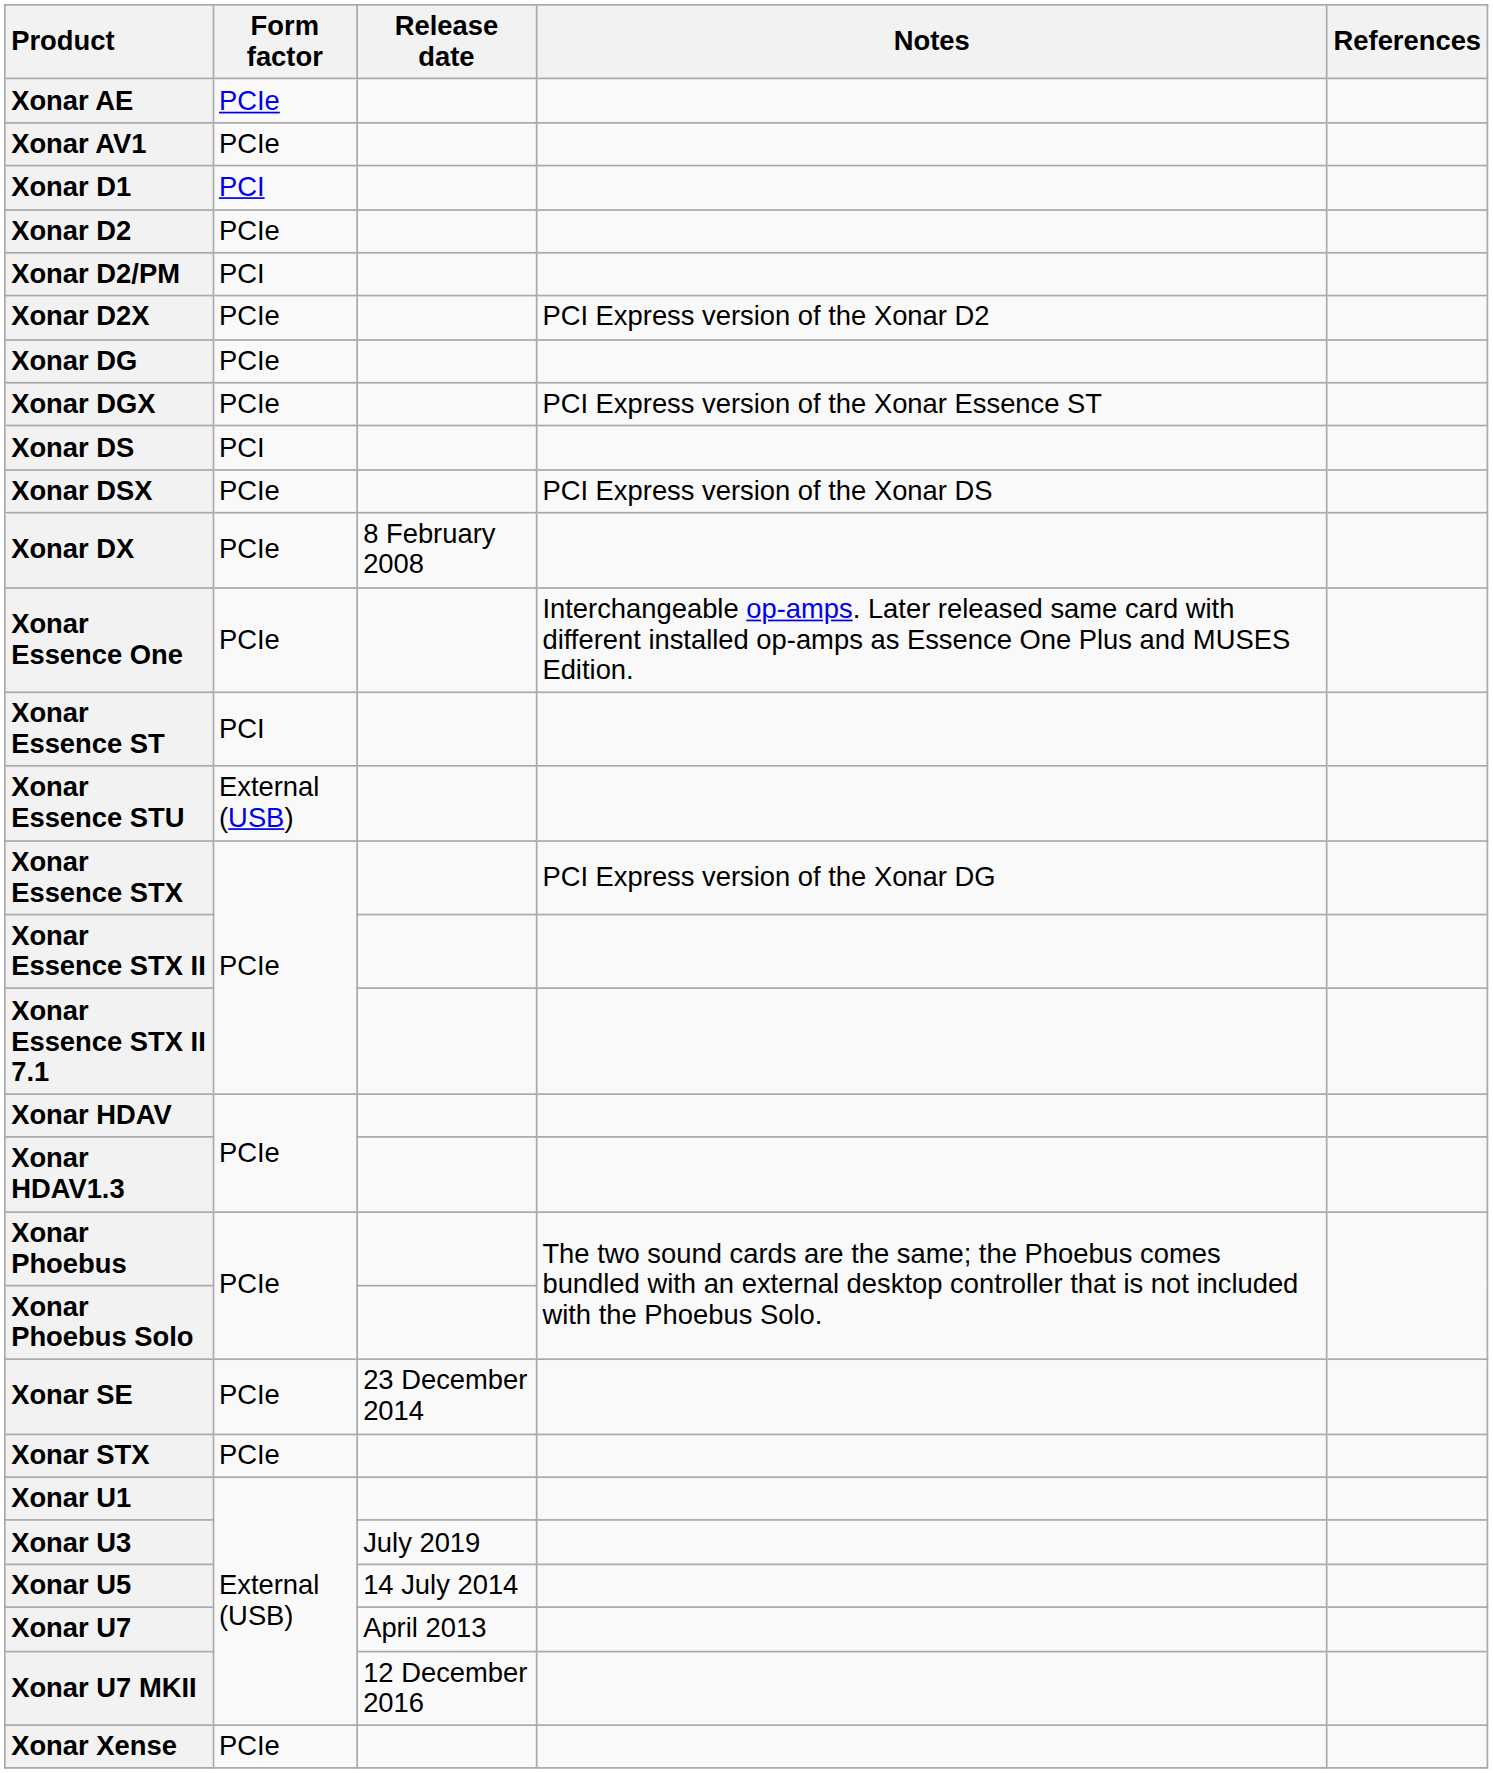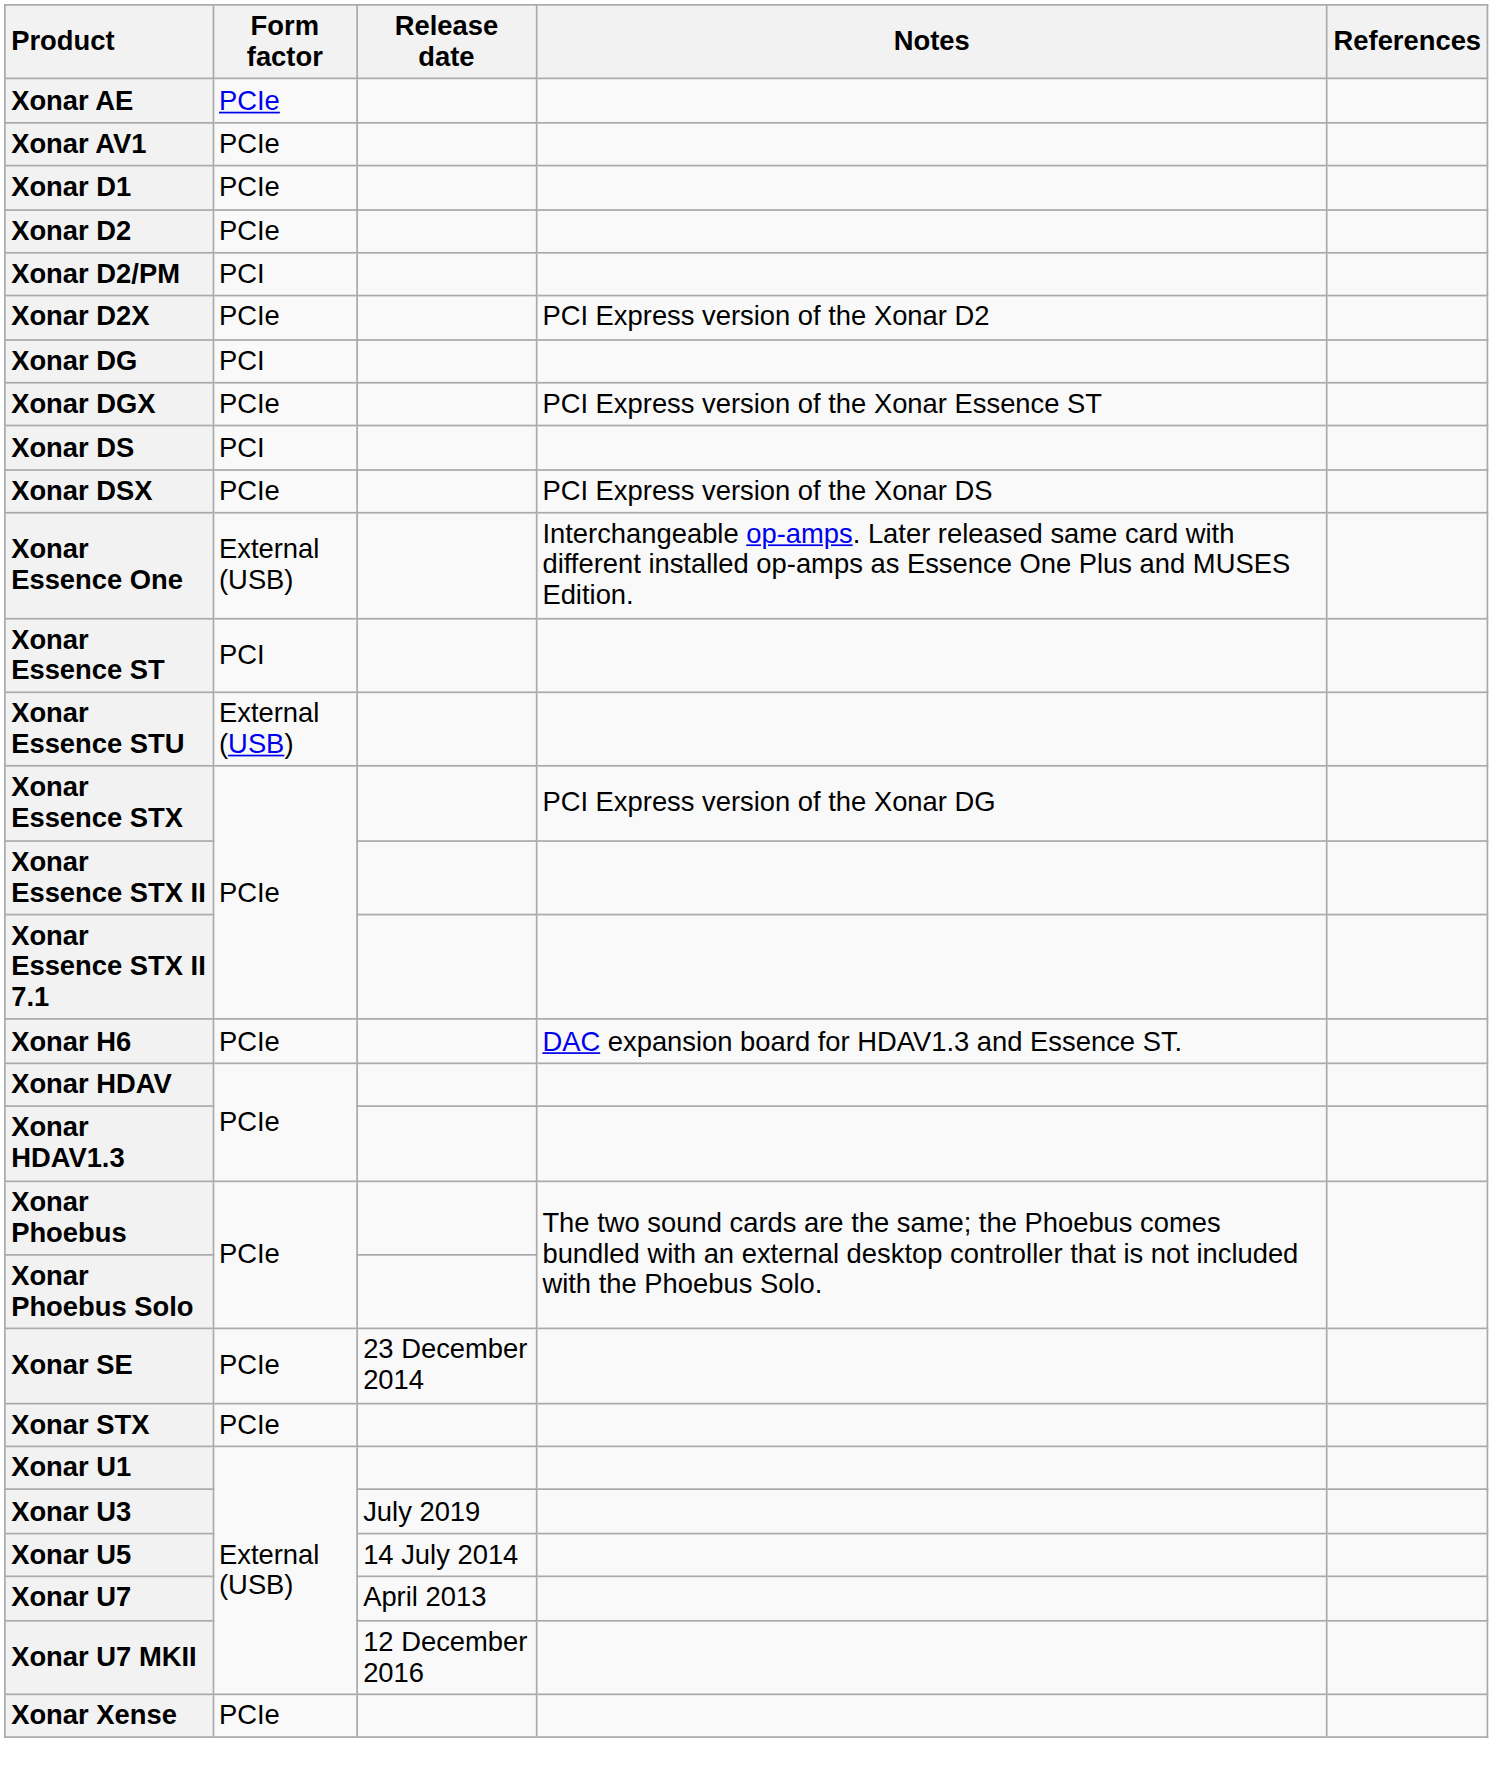(242, 187) PCI -> (249, 187) PCIe
(249, 360) PCIe -> (242, 360) PCI
- row: (73, 549)
(249, 639) PCIe -> (269, 565) External (USB)
+ row: (71, 1040)
